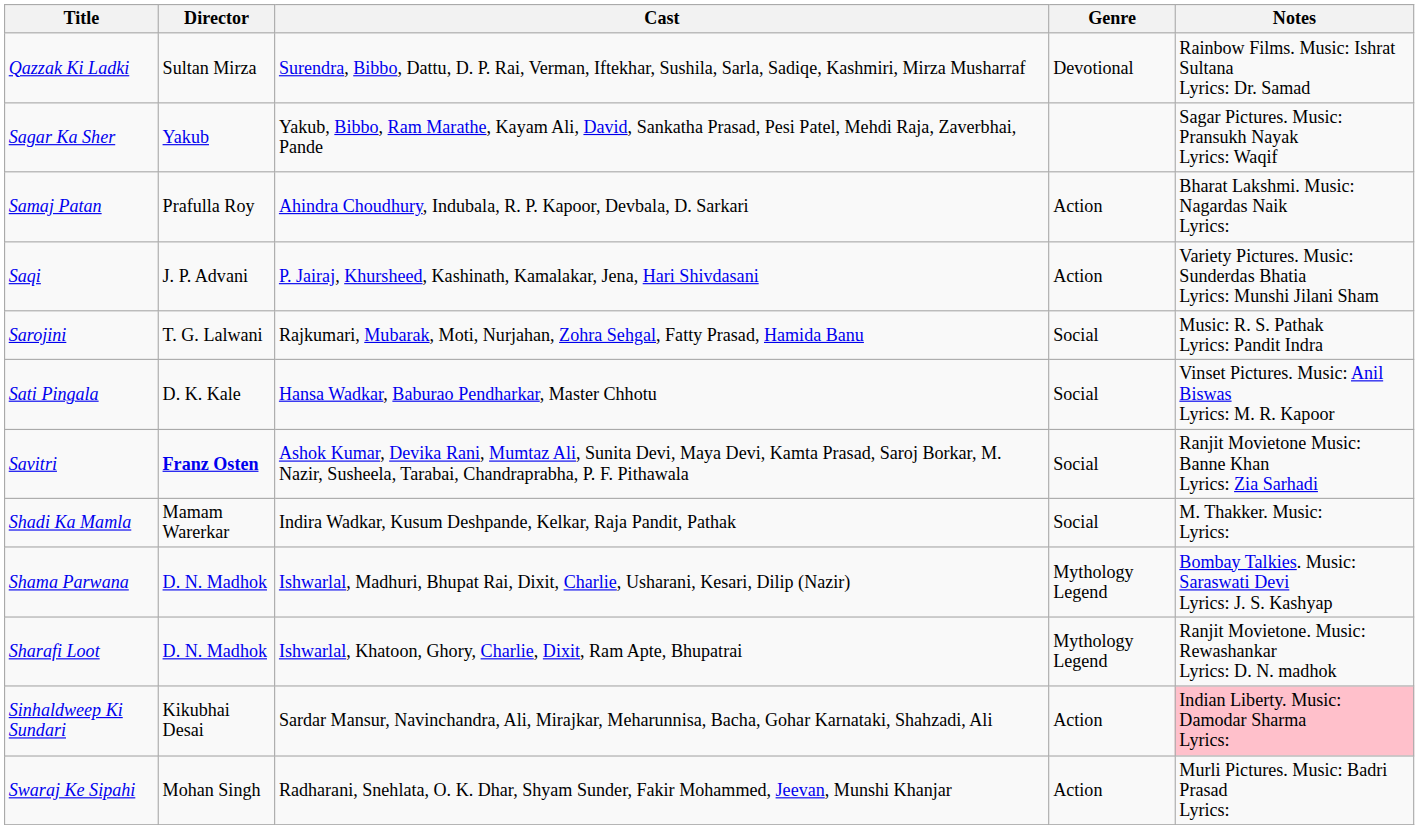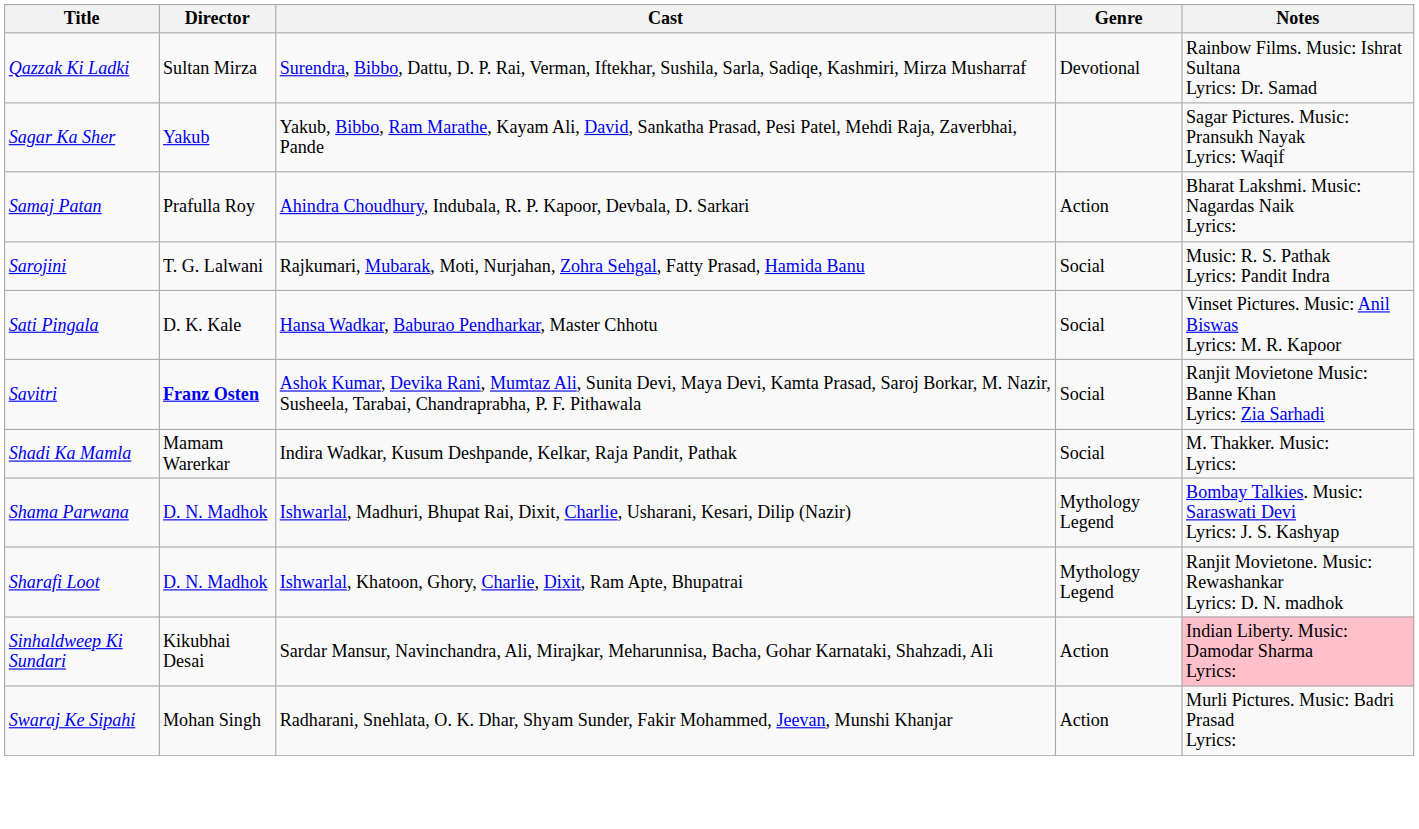- row: (25, 275)
